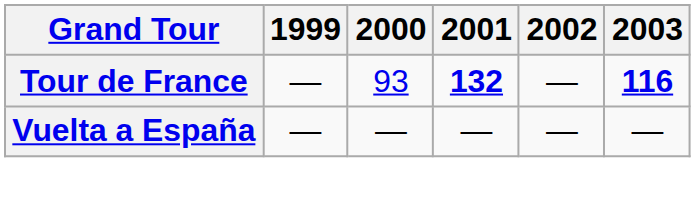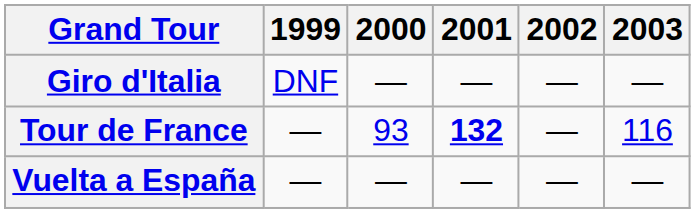+ row: (134, 80)
(647, 80) bold -> (647, 130) normal
